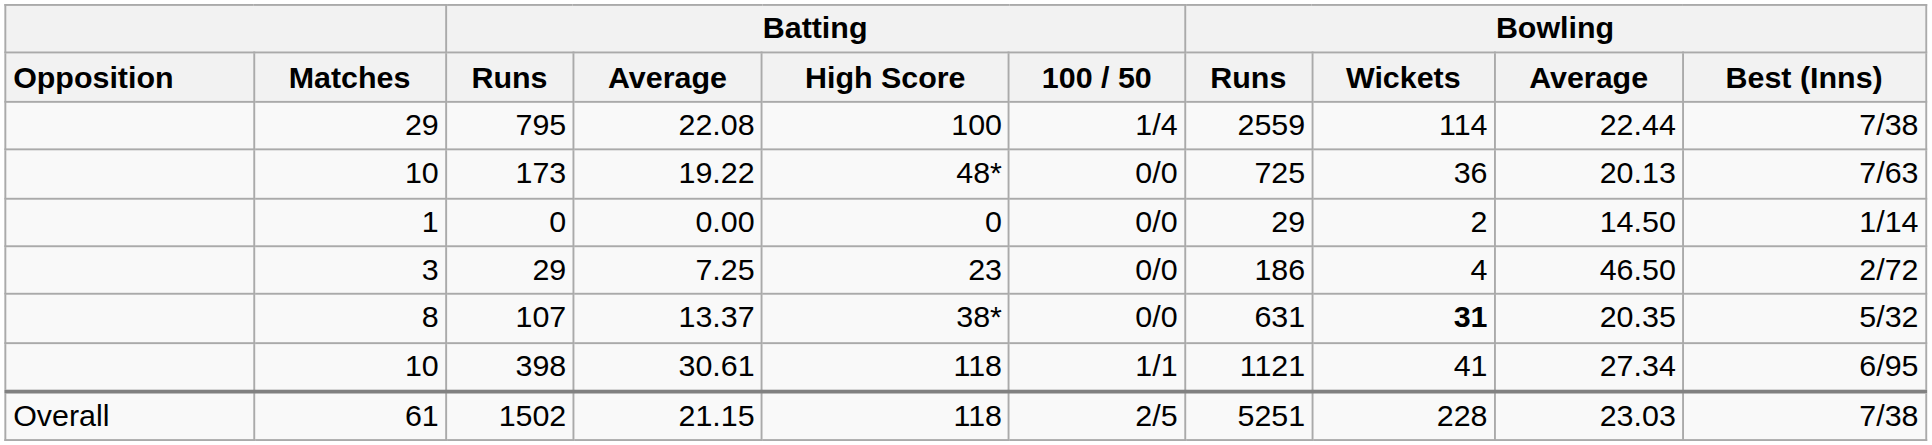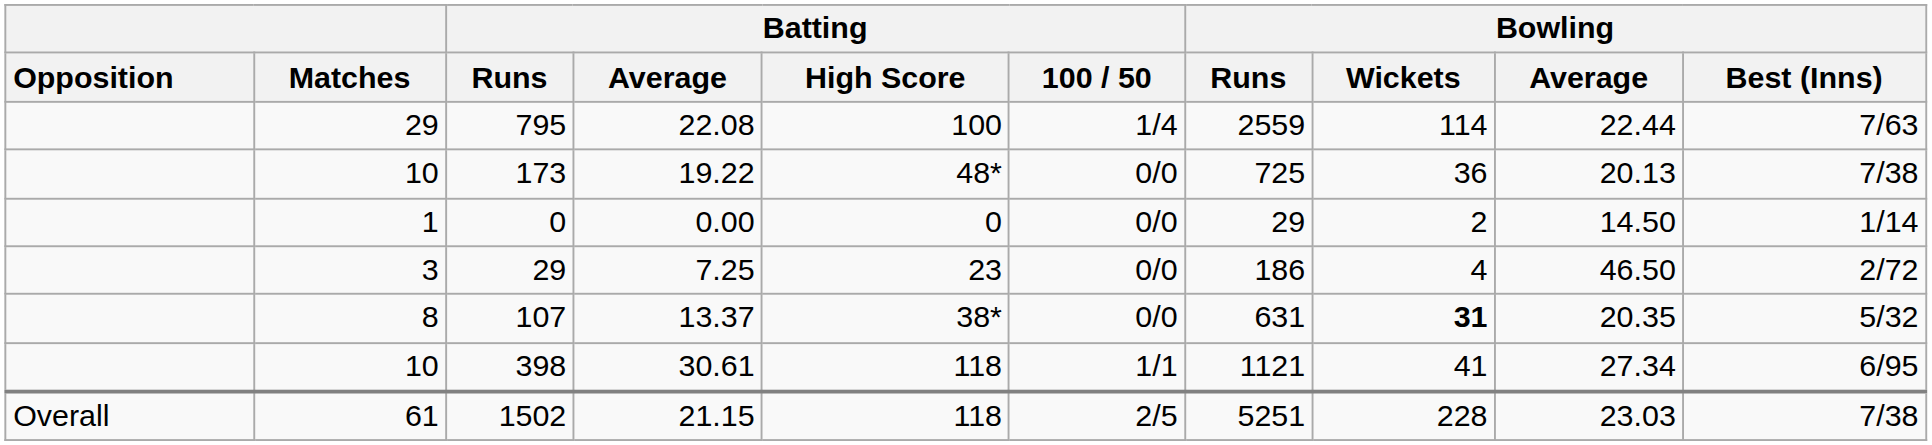(1889, 125) 7/38 -> (1889, 125) 7/63
(1889, 173) 7/63 -> (1889, 173) 7/38
